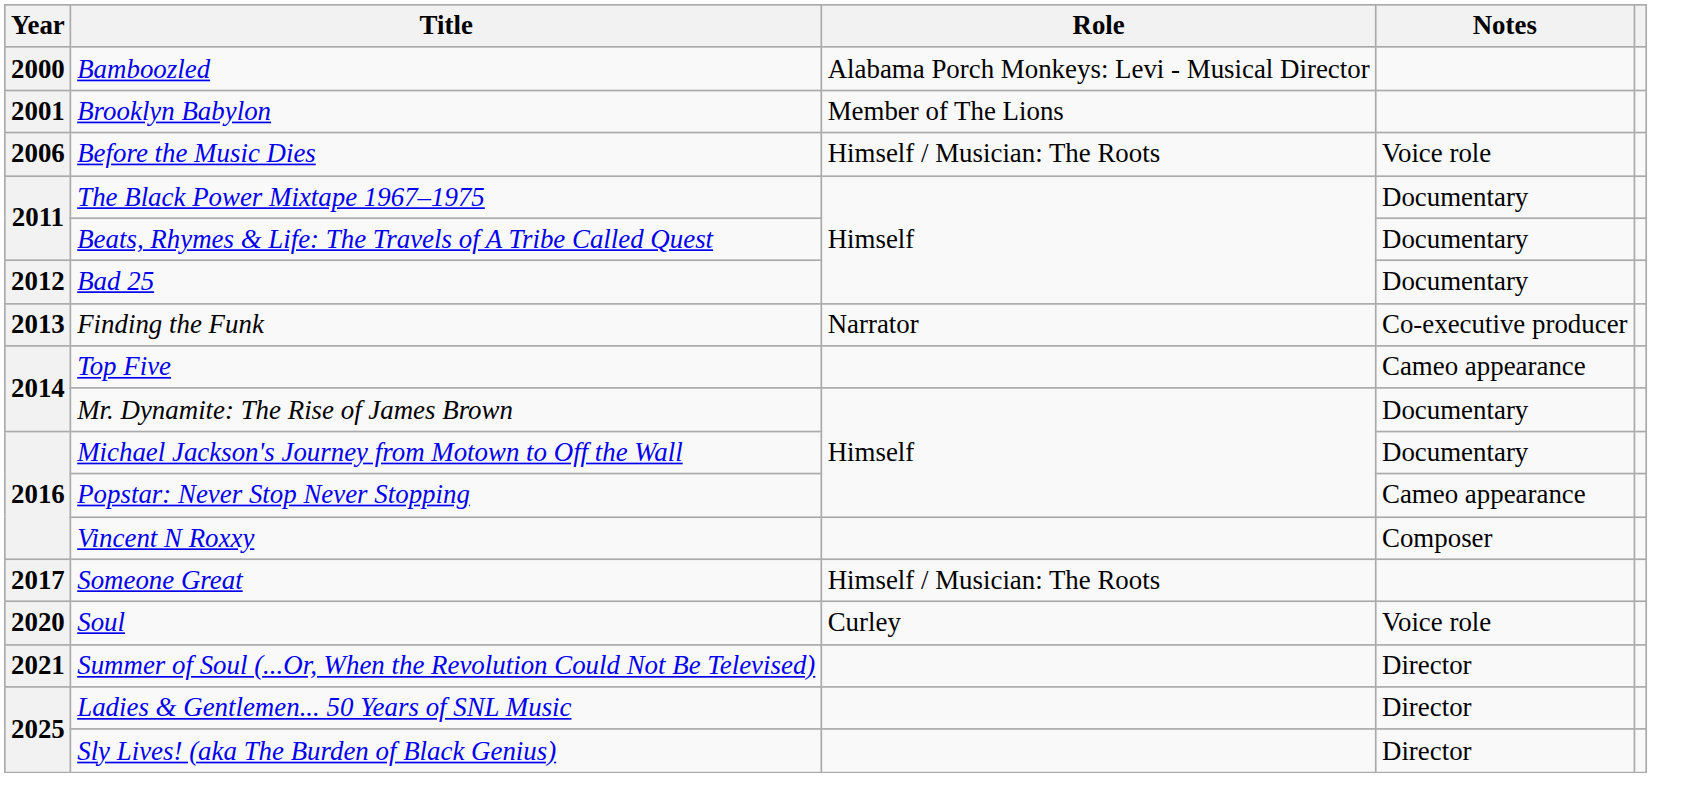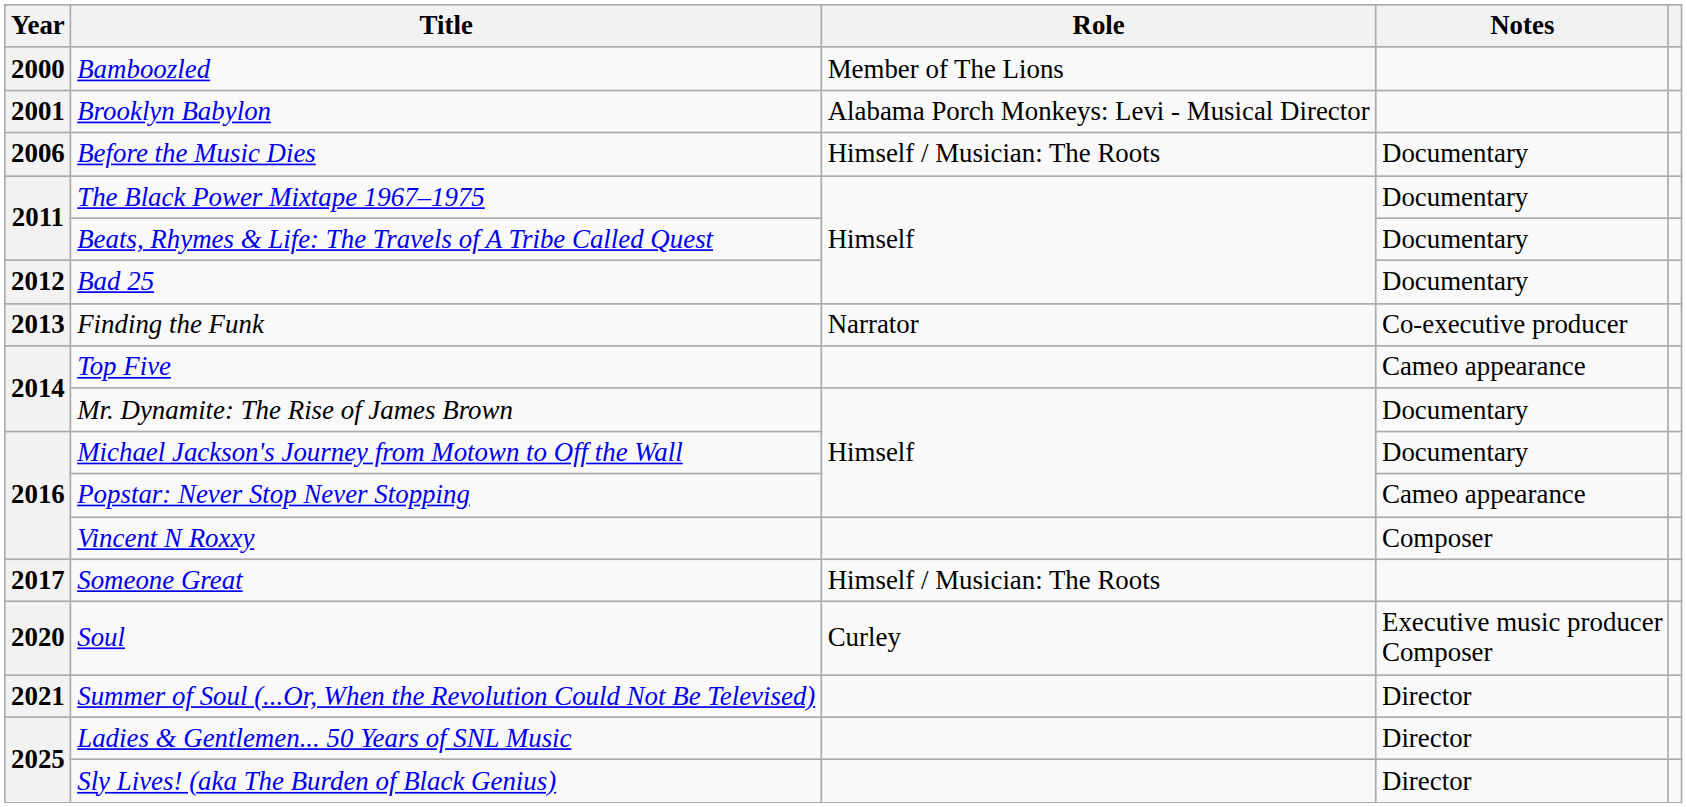(1099, 68) Alabama Porch Monkeys: Levi - Musical Director -> (946, 68) Member of The Lions
(946, 111) Member of The Lions -> (1099, 111) Alabama Porch Monkeys: Levi - Musical Director
(1437, 153) Voice role -> (1455, 153) Documentary
(1437, 622) Voice role -> (1522, 637) Executive music producer Composer
